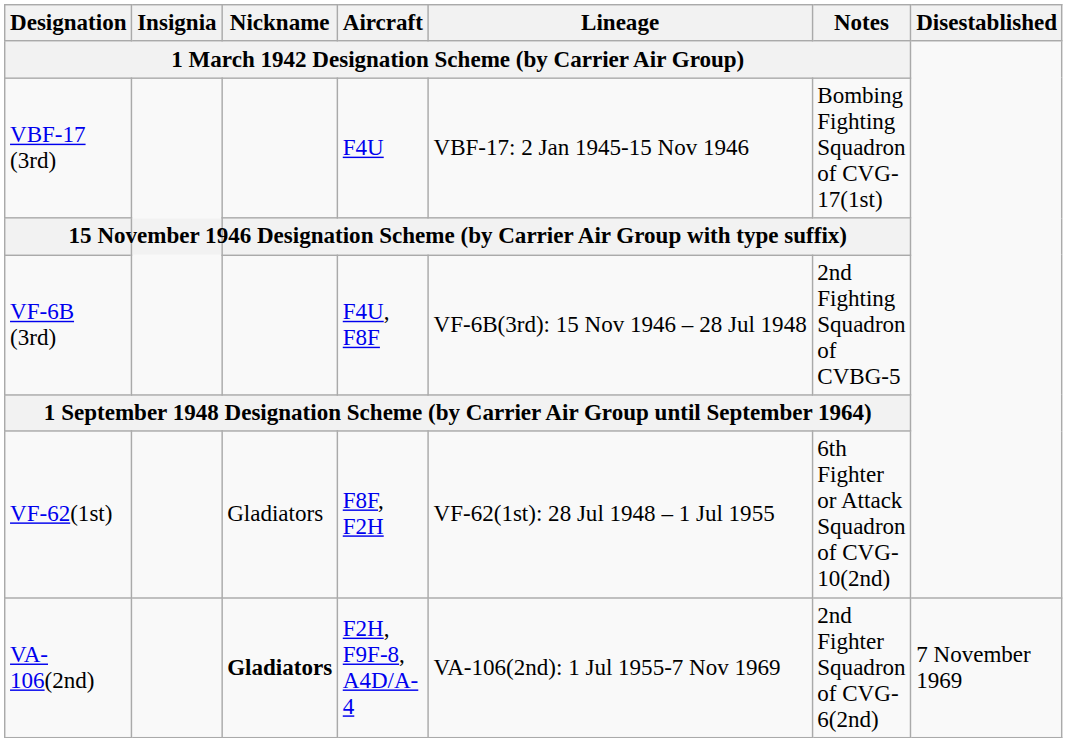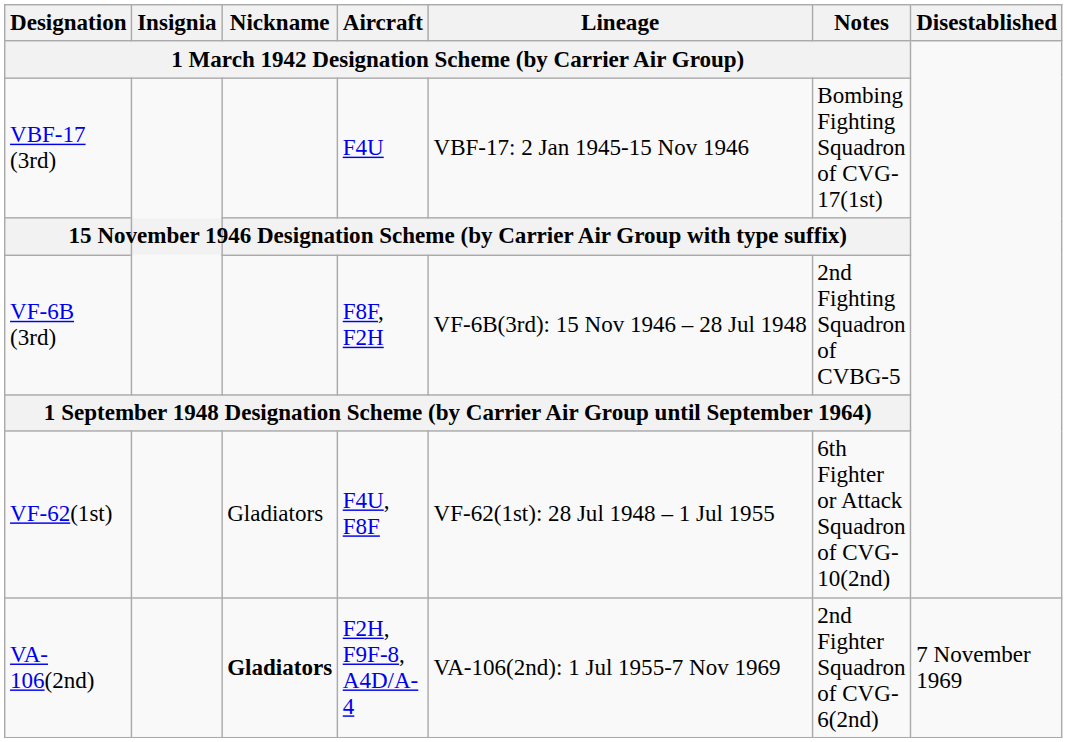(366, 324) F4U, F8F -> (363, 324) F8F, F2H
(363, 514) F8F, F2H -> (366, 514) F4U, F8F
